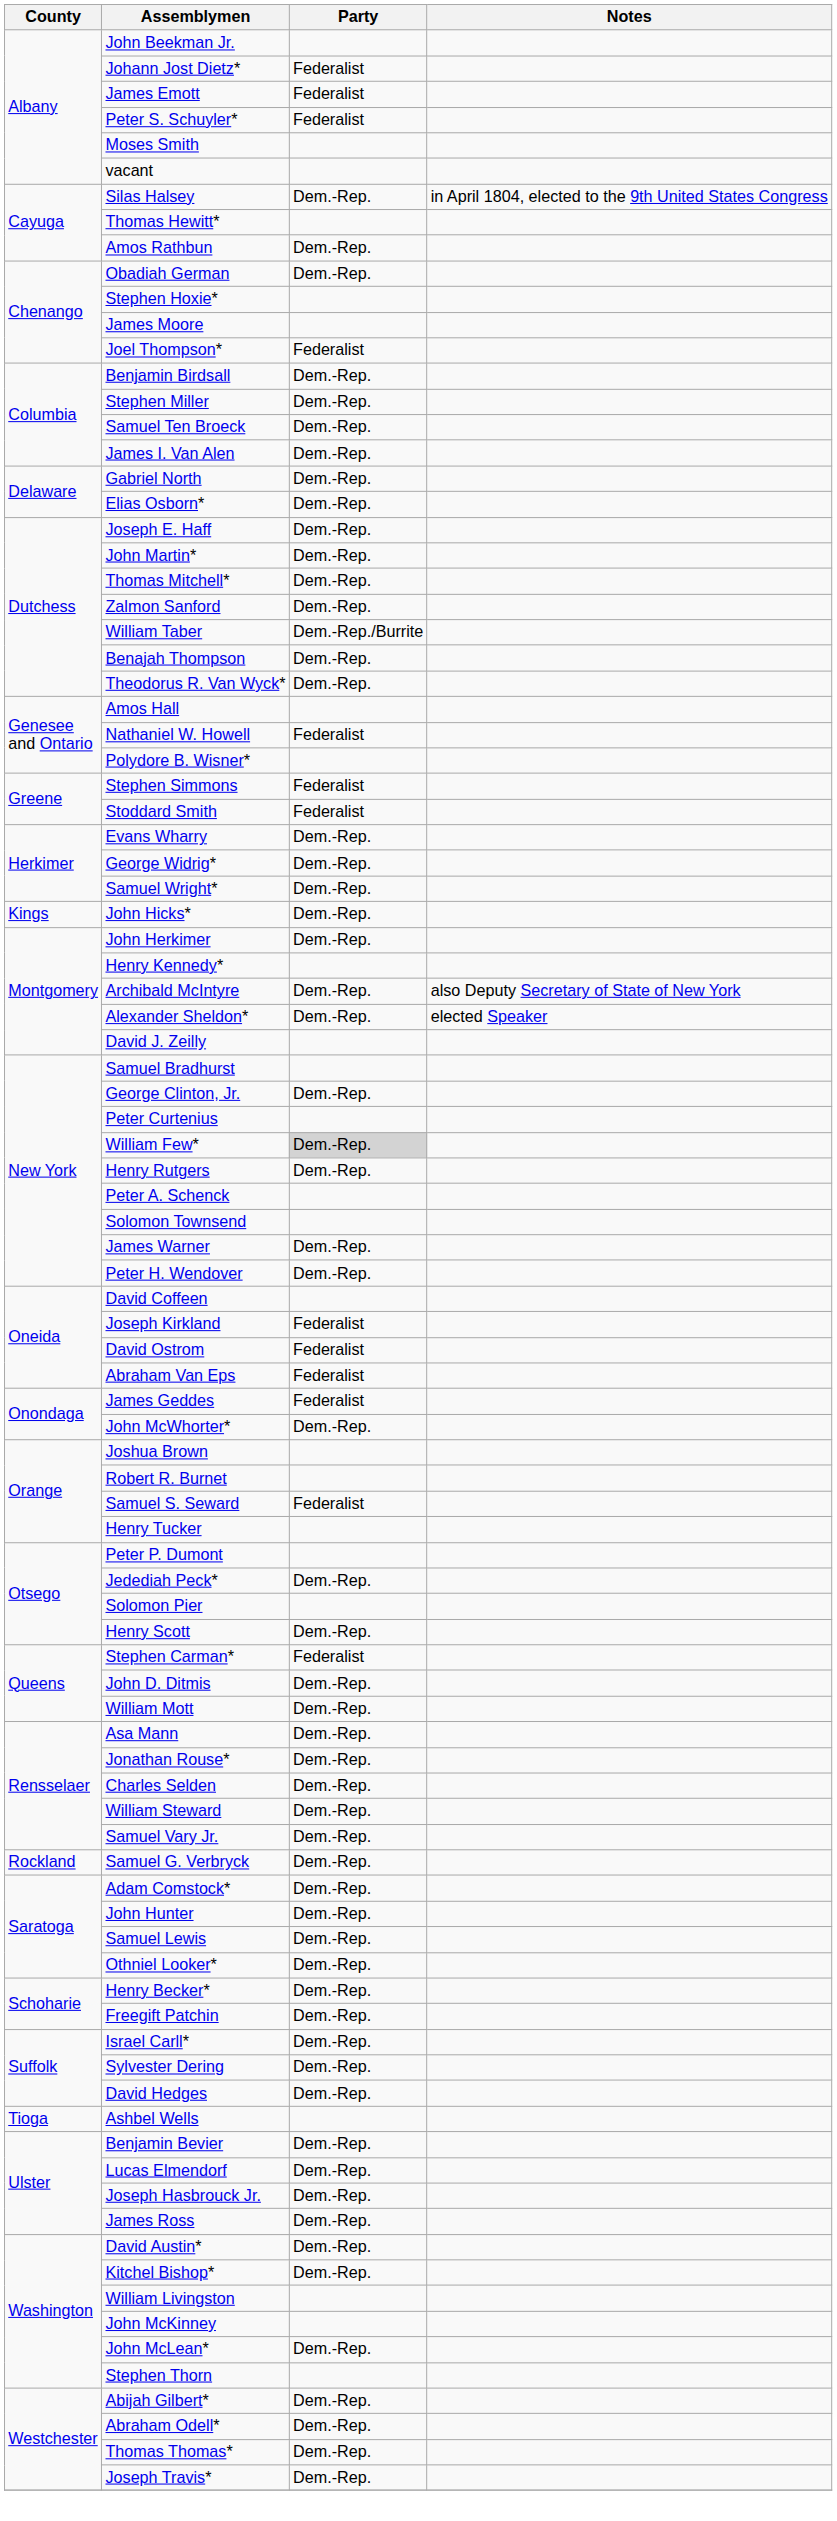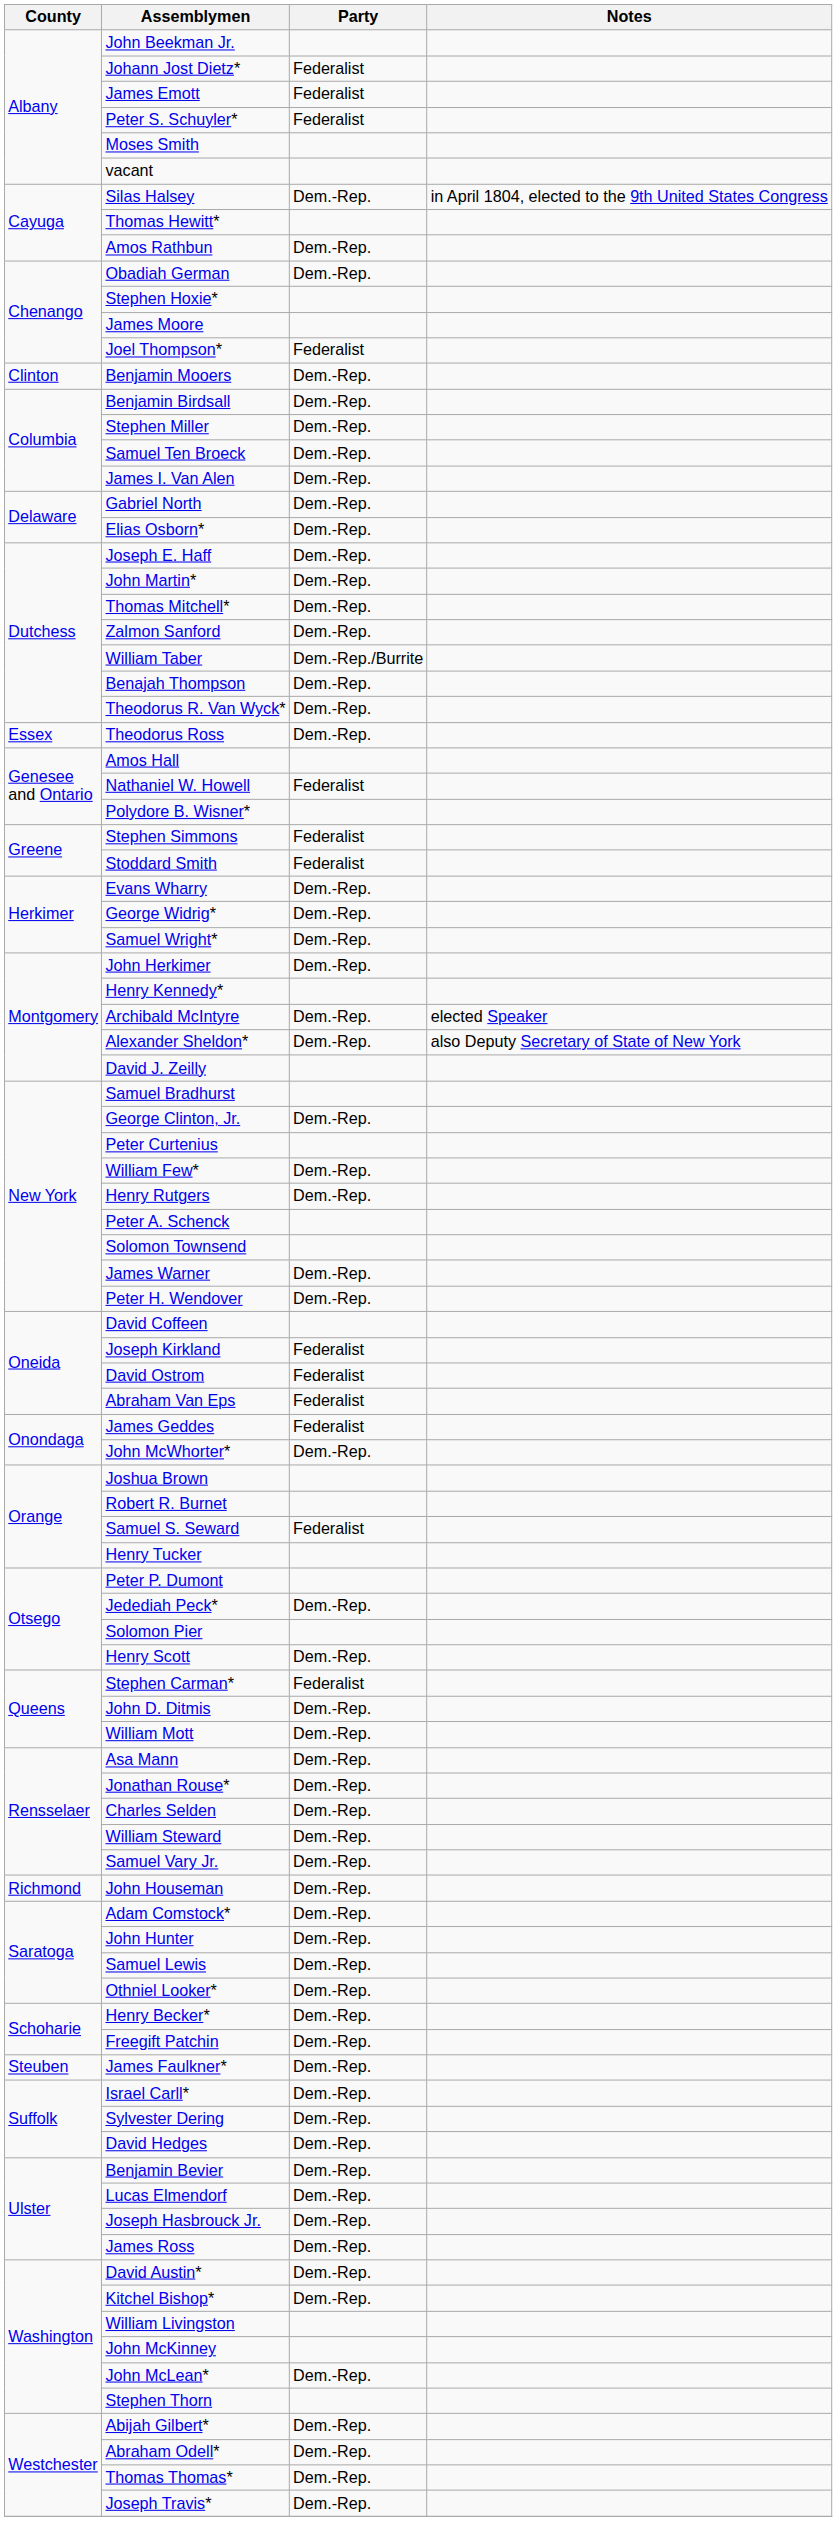+ row: (168, 376)
+ row: (165, 734)
- row: (148, 914)
(586, 991) also Deputy Secretary of State of New York -> (489, 1016) elected Speaker
(489, 1016) elected Speaker -> (586, 1042) also Deputy Secretary of State of New York
(332, 1144) lightgrey background -> (332, 1170) no background
+ row: (164, 1888)
- row: (177, 1862)
+ row: (166, 2067)
- row: (152, 2118)
